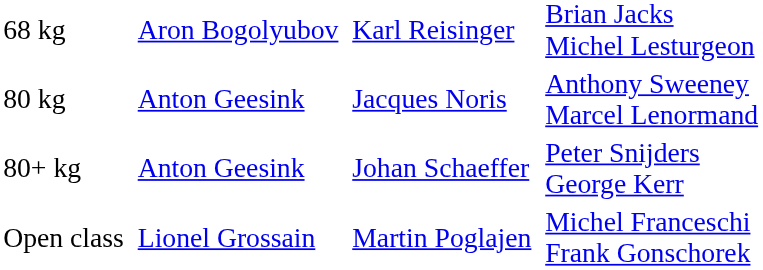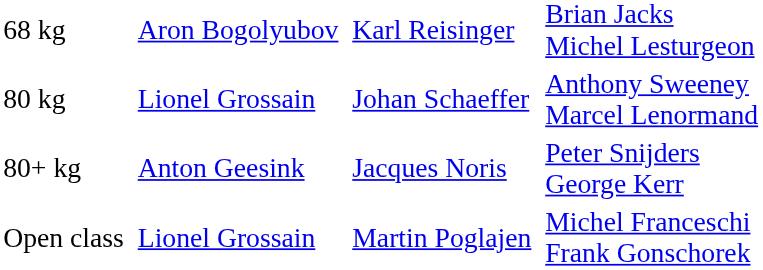(218, 99) Anton Geesink -> (223, 99) Lionel Grossain
(426, 99) Jacques Noris -> (437, 99) Johan Schaeffer
(437, 168) Johan Schaeffer -> (426, 168) Jacques Noris
